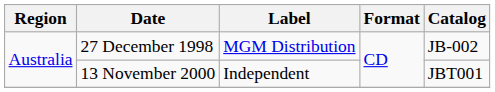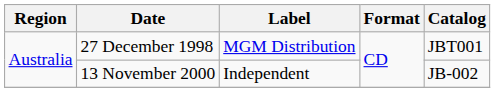(453, 45) JB-002 -> (455, 45) JBT001
(455, 73) JBT001 -> (453, 73) JB-002
